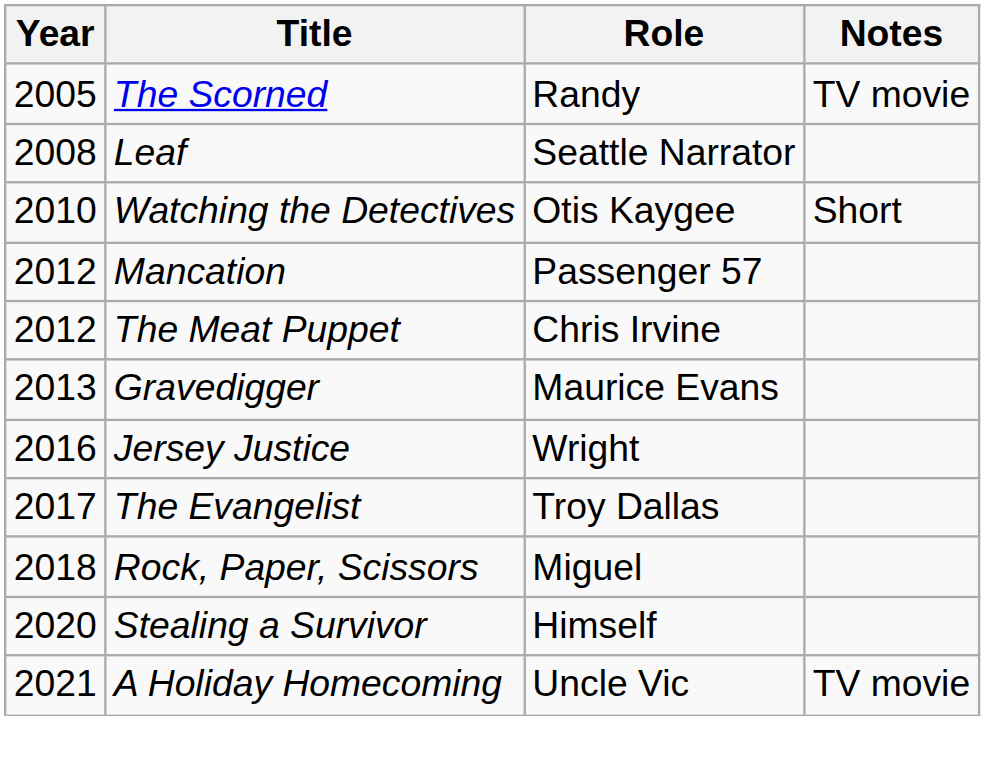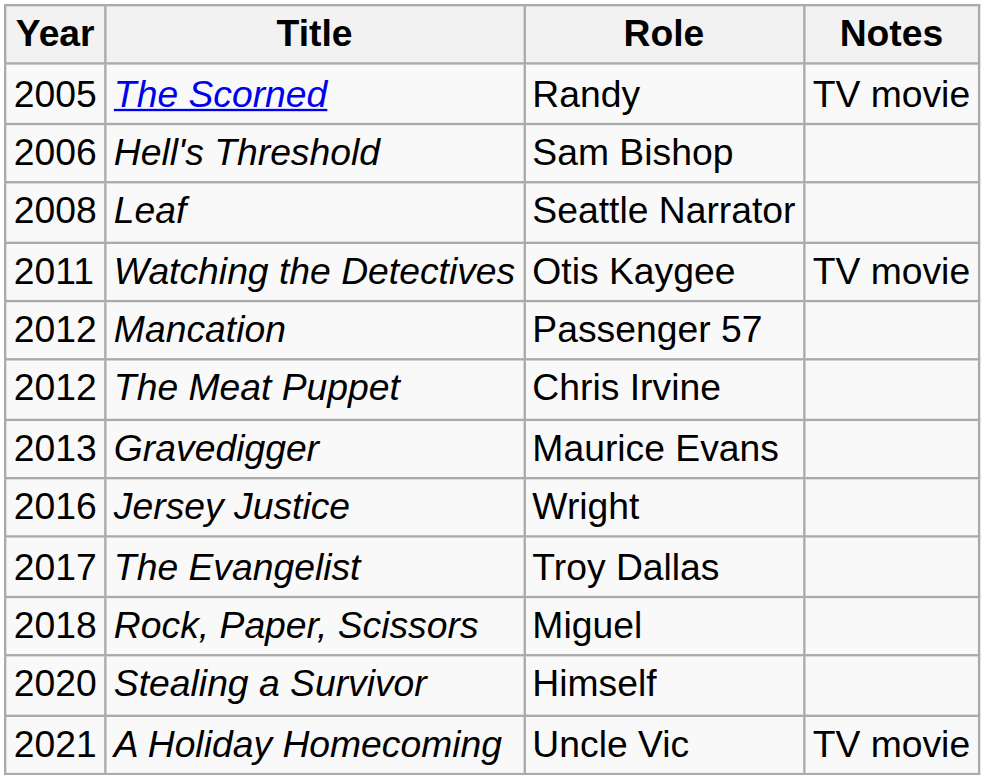+ row: (247, 152)
(55, 211) 2010 -> (54, 270) 2011
(857, 211) Short -> (891, 270) TV movie
